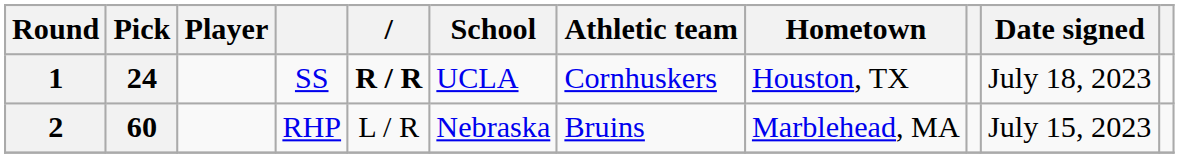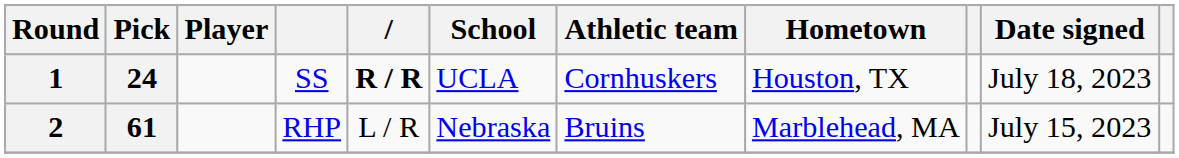(142, 126) 60 -> (142, 126) 61
